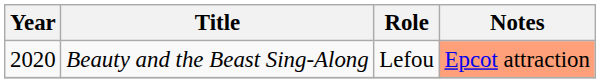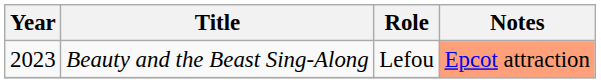(33, 58) 2020 -> (33, 58) 2023
